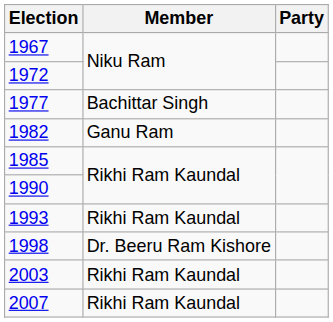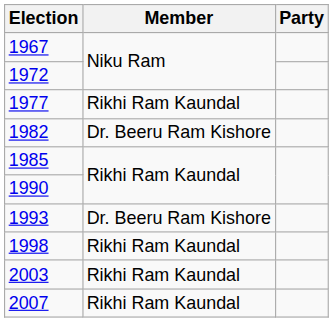(147, 103) Bachittar Singh -> (163, 103) Rikhi Ram Kaundal
(130, 132) Ganu Ram -> (179, 132) Dr. Beeru Ram Kishore
(163, 217) Rikhi Ram Kaundal -> (179, 217) Dr. Beeru Ram Kishore
(179, 246) Dr. Beeru Ram Kishore -> (163, 246) Rikhi Ram Kaundal
